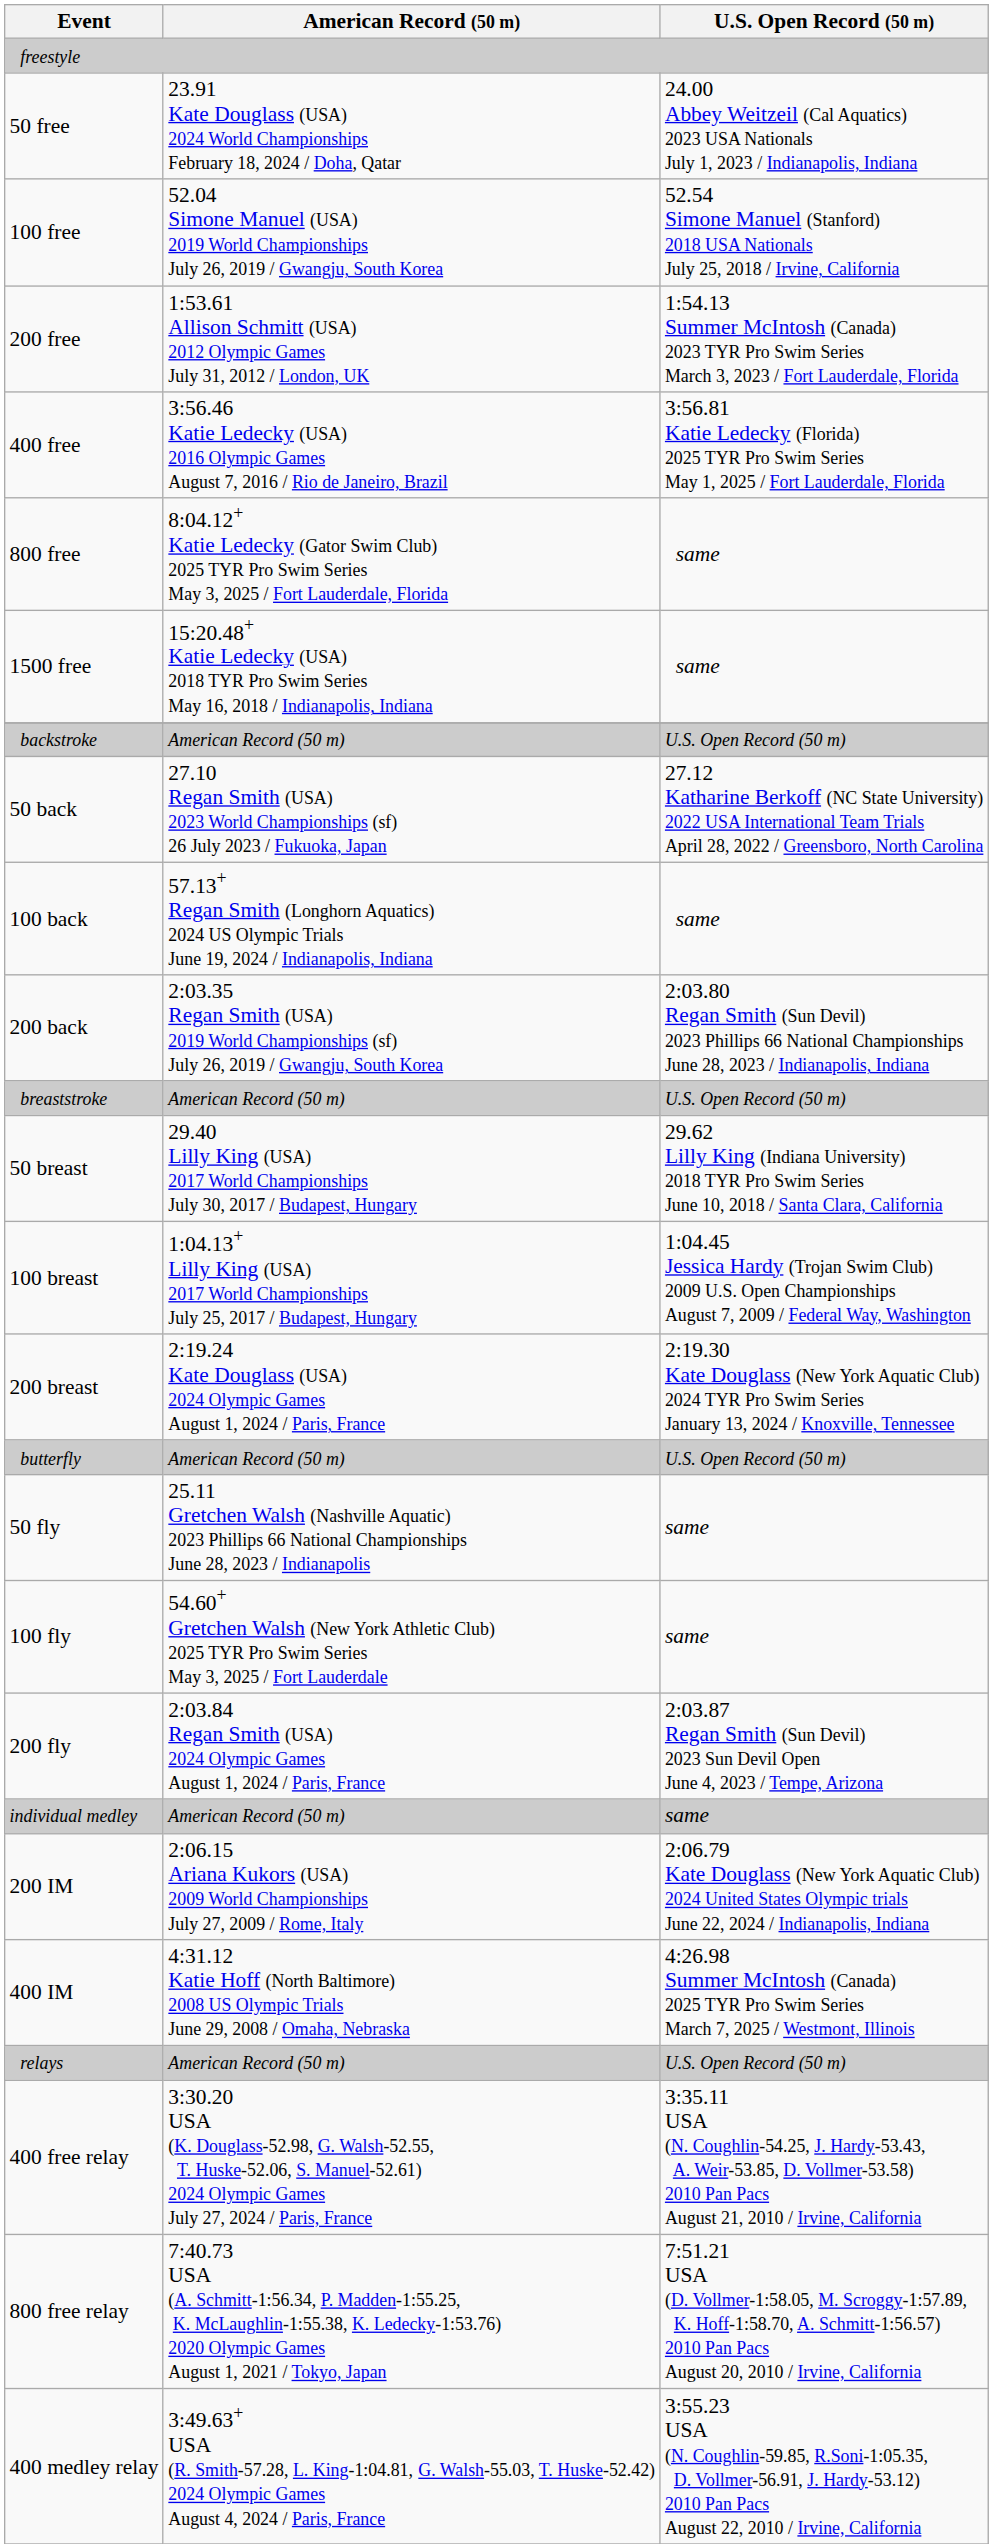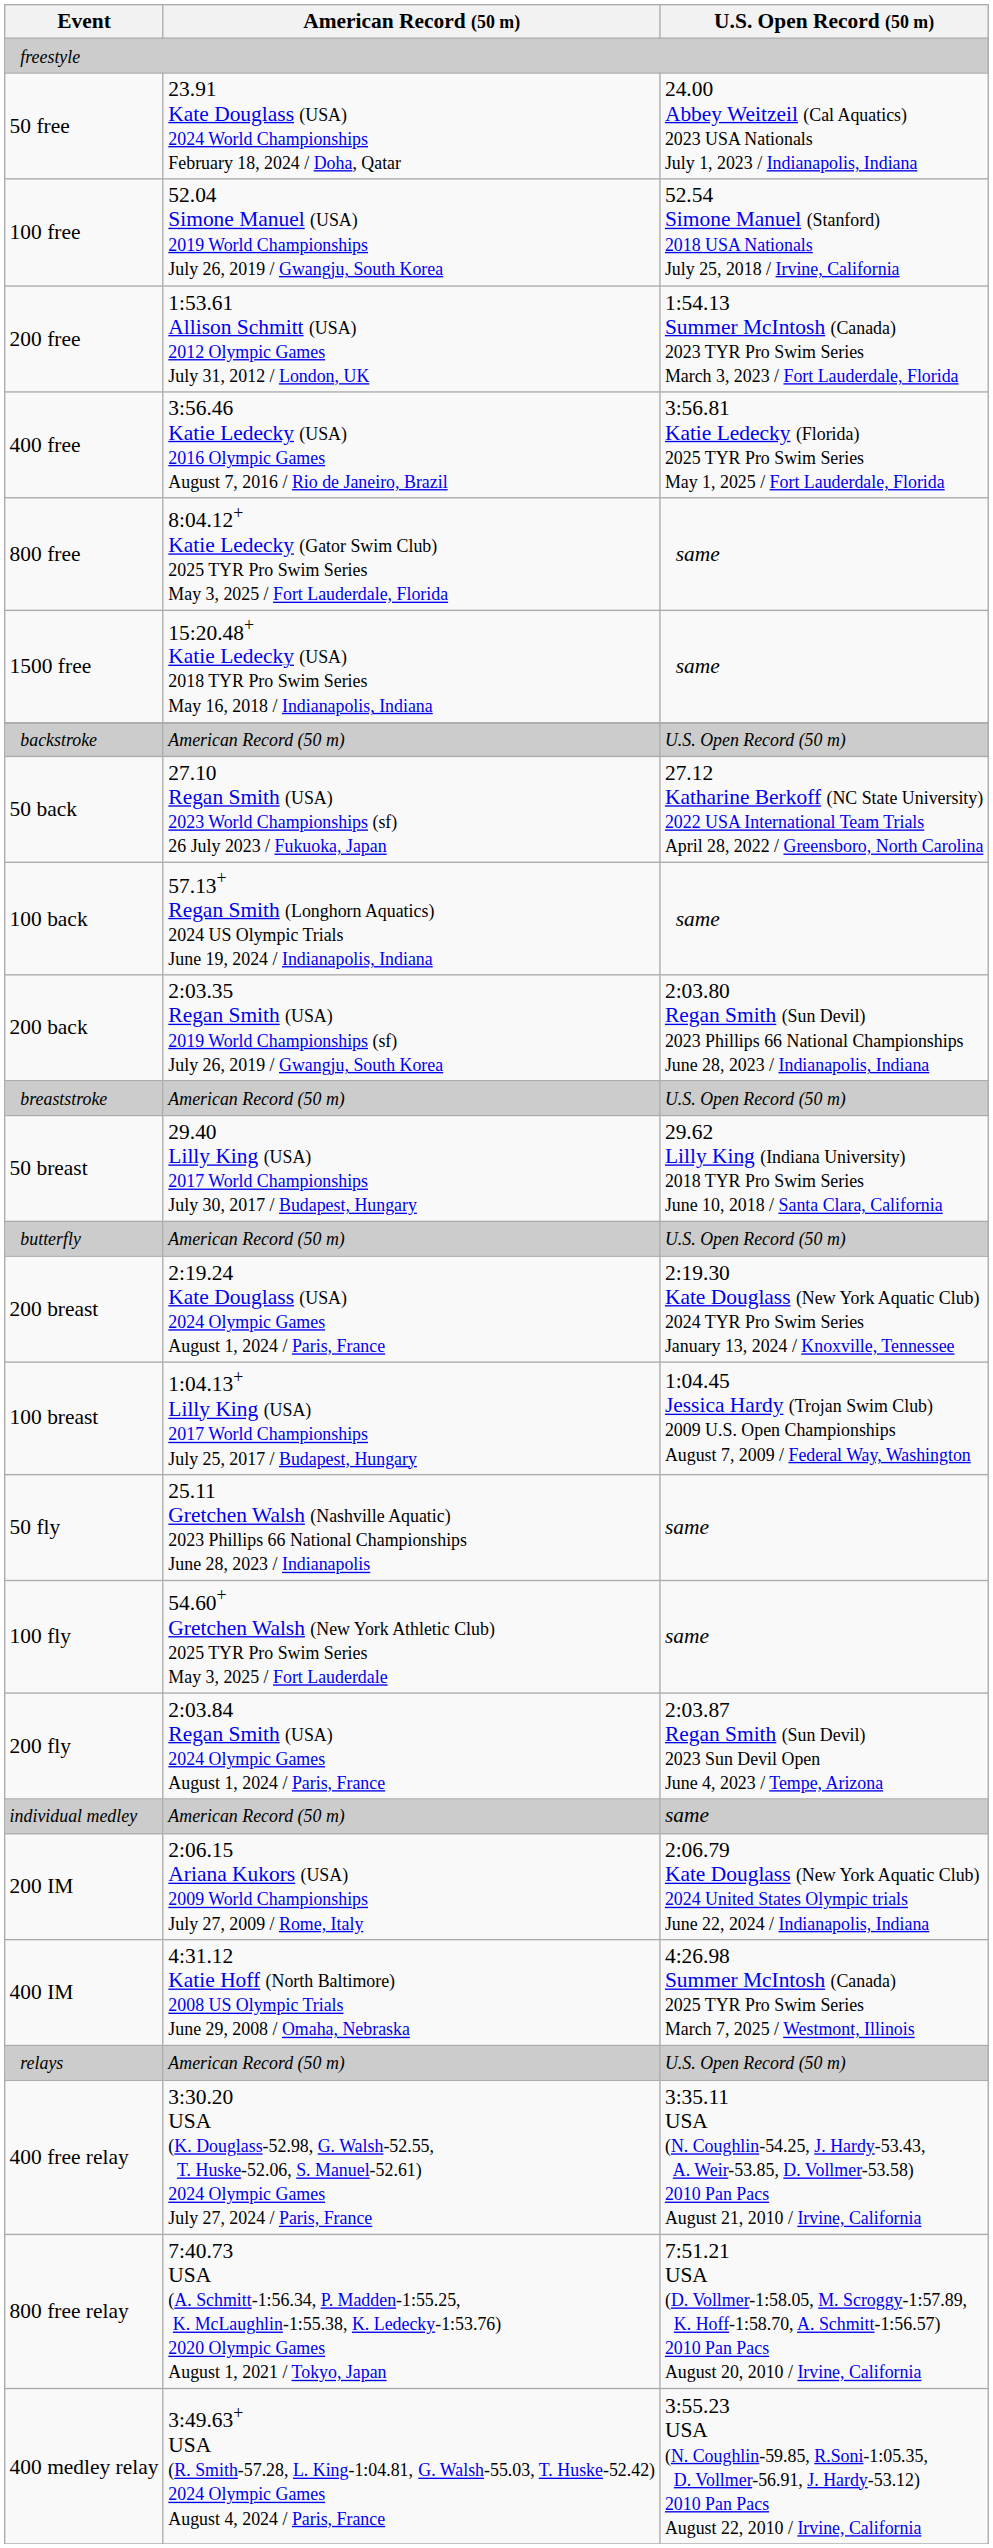rows swapped: (54, 1277) <-> (45, 1457)
